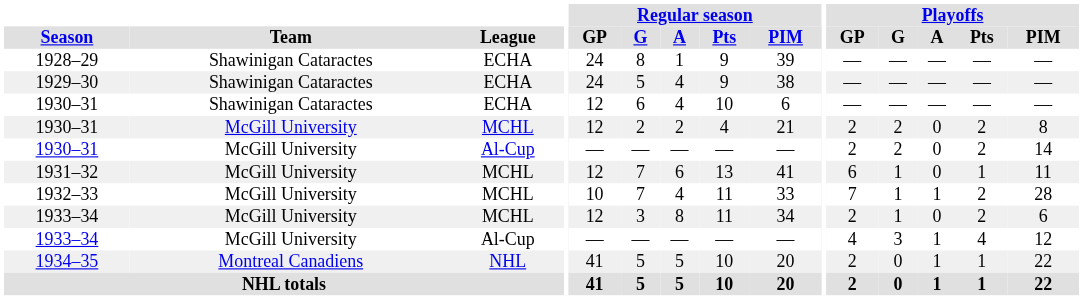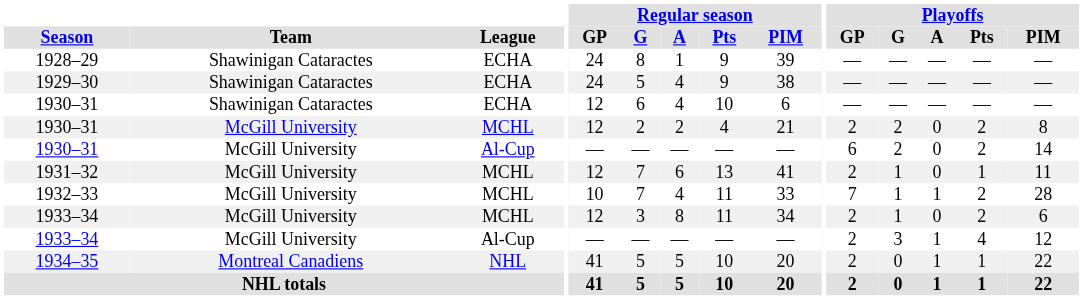(852, 149) 2 -> (852, 149) 6
(852, 171) 6 -> (852, 171) 2
(852, 239) 4 -> (852, 239) 2
